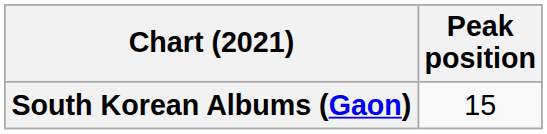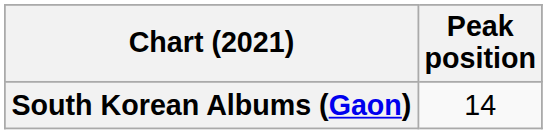(480, 104) 15 -> (480, 104) 14
